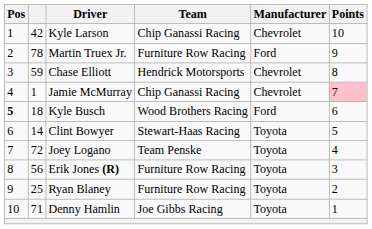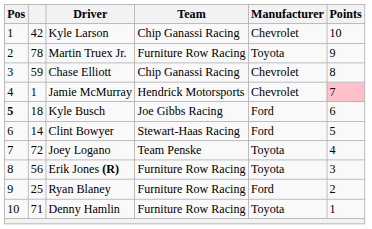(265, 52) Ford -> (268, 52) Toyota
(191, 72) Hendrick Motorsports -> (188, 72) Chip Ganassi Racing
(188, 91) Chip Ganassi Racing -> (191, 91) Hendrick Motorsports
(193, 111) Wood Brothers Racing -> (180, 111) Joe Gibbs Racing
(270, 130) Toyota -> (262, 130) Ford
(270, 188) Toyota -> (262, 188) Ford
(180, 208) Joe Gibbs Racing -> (192, 208) Furniture Row Racing
